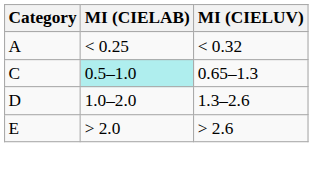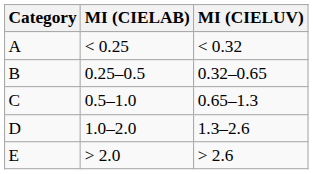+ row: (14, 73)
(111, 73) paleturquoise background -> (111, 100) no background
